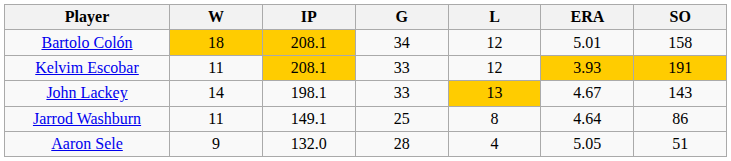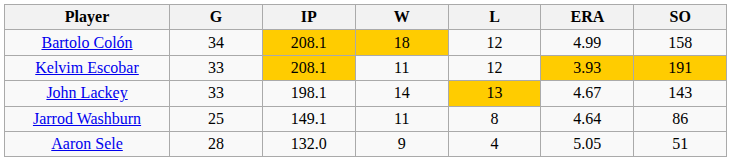columns swapped: (402, 17) <-> (216, 17)
(587, 42) 5.01 -> (587, 42) 4.99
